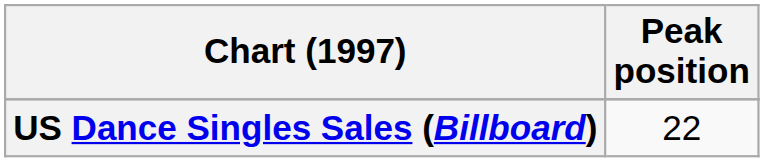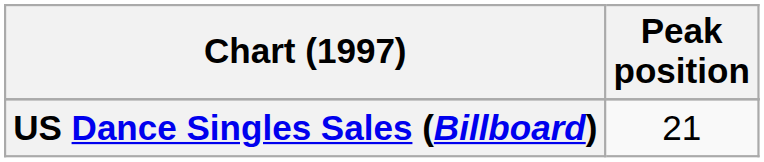(682, 127) 22 -> (682, 127) 21
